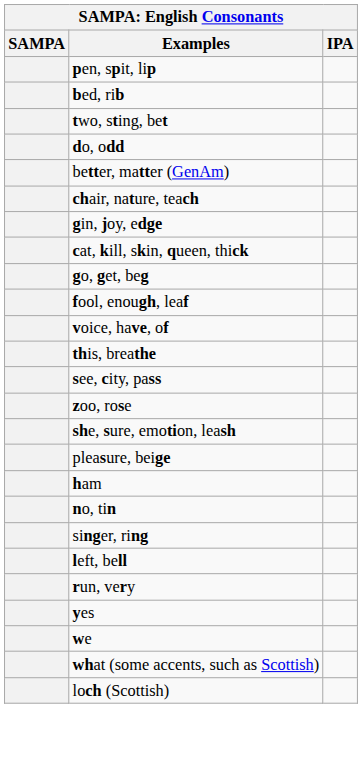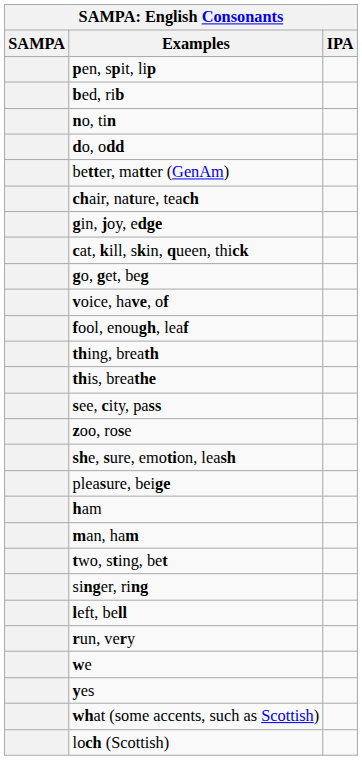rows swapped: (120, 120) <-> (94, 509)
rows swapped: (131, 302) <-> (121, 328)
+ row: (116, 353)
+ row: (106, 535)
rows swapped: (82, 638) <-> (83, 612)
